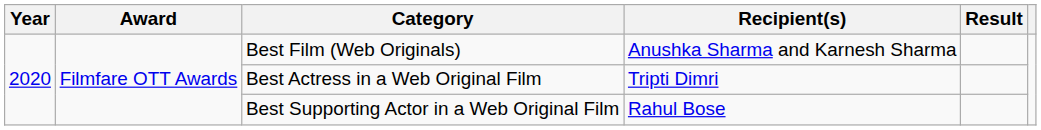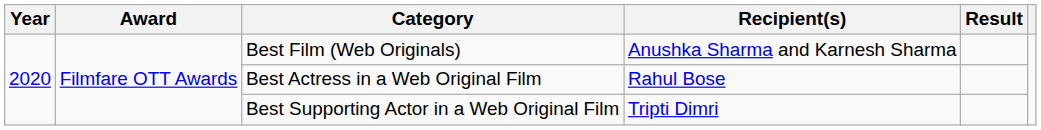(673, 79) Tripti Dimri -> (677, 79) Rahul Bose
(677, 109) Rahul Bose -> (673, 109) Tripti Dimri
